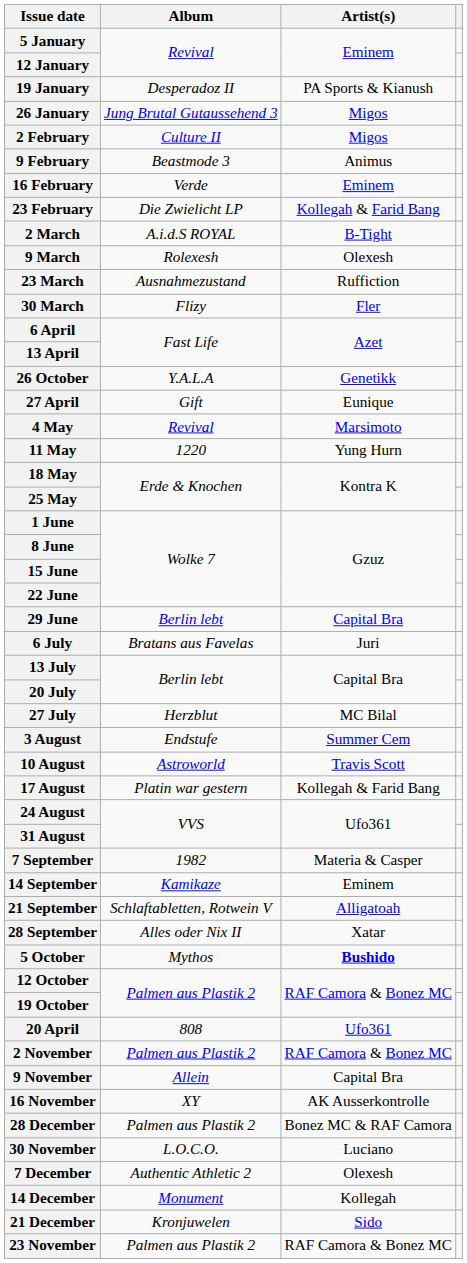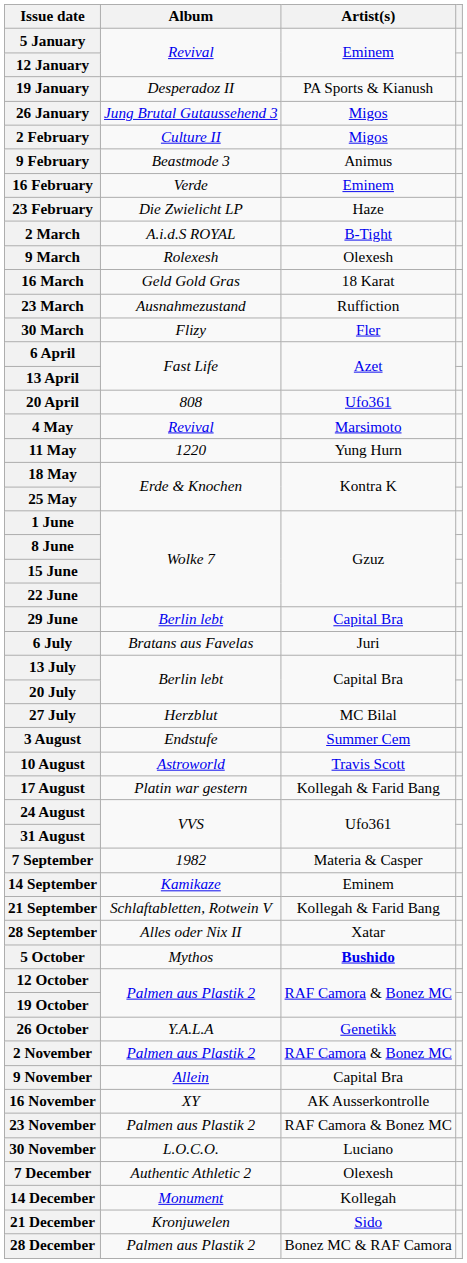(368, 209) Kollegah & Farid Bang -> (368, 209) Haze
+ row: (53, 281)
rows swapped: (53, 1029) <-> (53, 378)
- row: (53, 402)
(368, 908) Alligatoah -> (368, 908) Kollegah & Farid Bang
rows swapped: (53, 1245) <-> (53, 1125)
